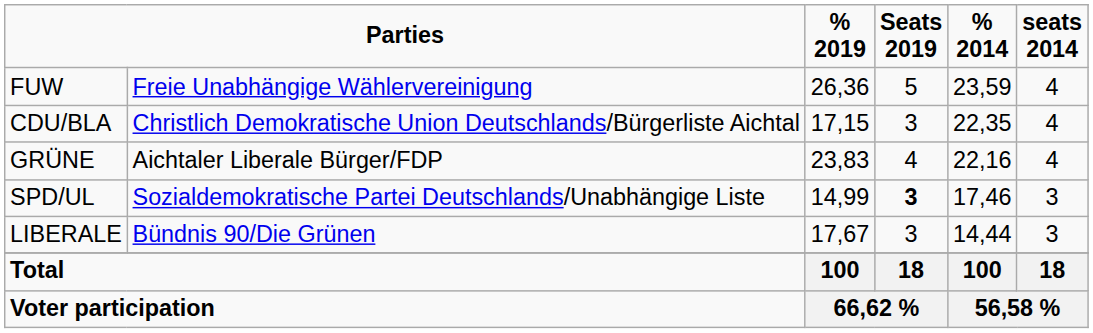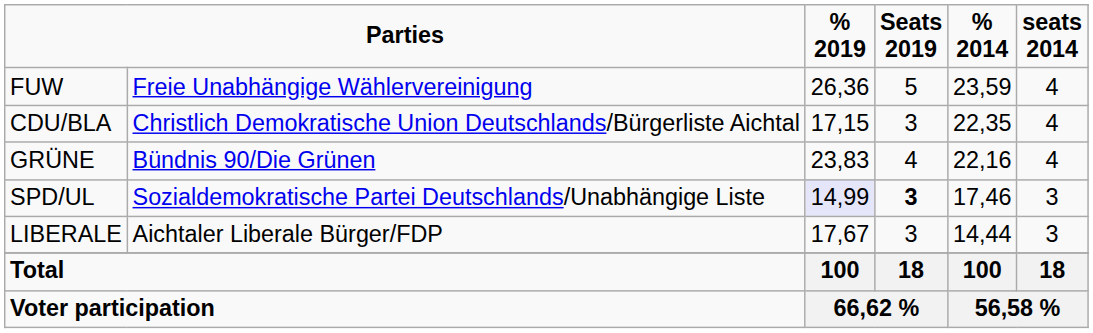(288, 160) Aichtaler Liberale Bürger/FDP -> (254, 160) Bündnis 90/Die Grünen
(840, 197) no background -> (840, 197) lavender background
(254, 234) Bündnis 90/Die Grünen -> (288, 234) Aichtaler Liberale Bürger/FDP
